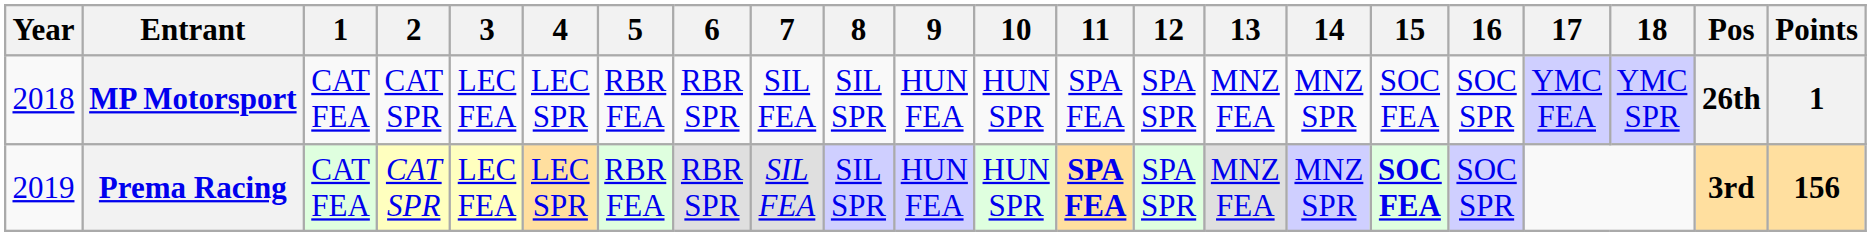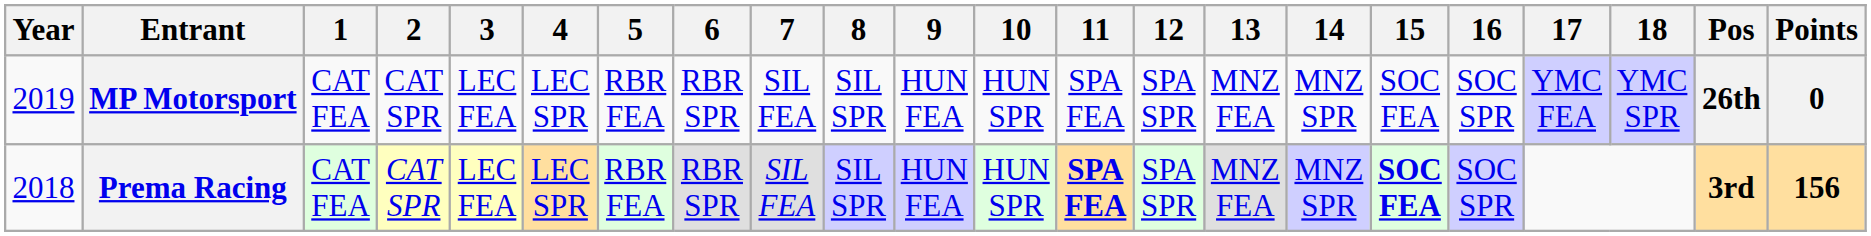(43, 99) 2018 -> (43, 99) 2019
(1817, 99) 1 -> (1817, 99) 0
(43, 186) 2019 -> (43, 186) 2018
